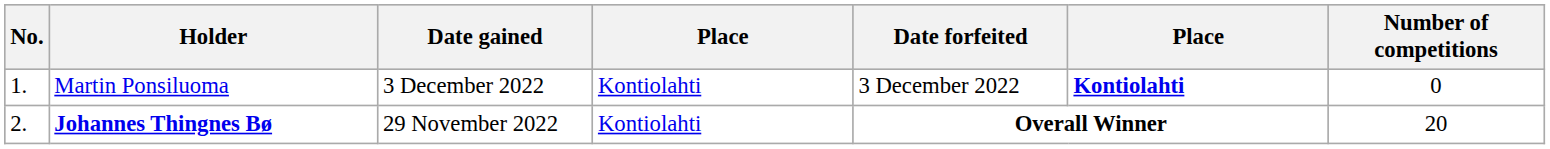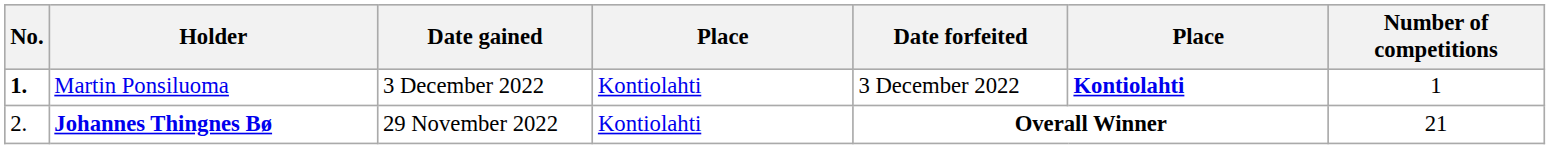(19, 86) normal -> (19, 86) bold
(1436, 86) 0 -> (1436, 86) 1
(1436, 123) 20 -> (1436, 123) 21
